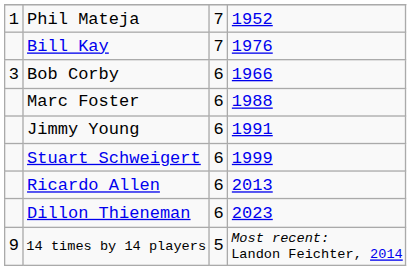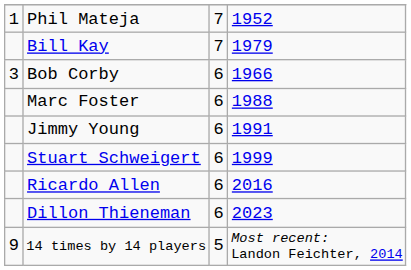(252, 46) 1976 -> (252, 46) 1979
(252, 185) 2013 -> (252, 185) 2016
